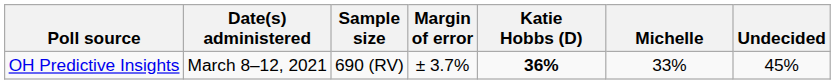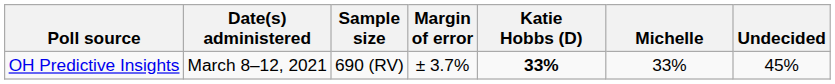(541, 65) 36% -> (541, 65) 33%
